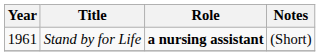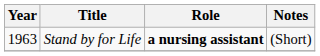(22, 39) 1961 -> (22, 39) 1963
